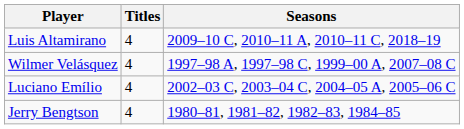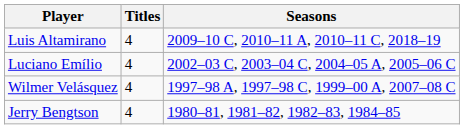rows swapped: (55, 87) <-> (63, 64)
